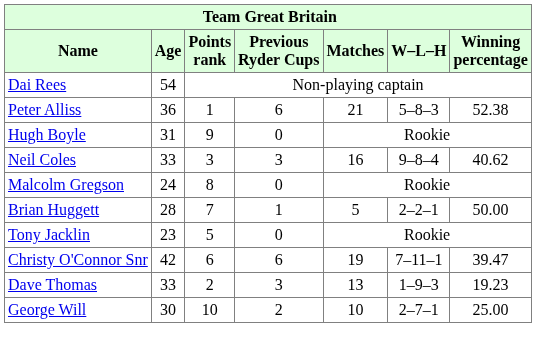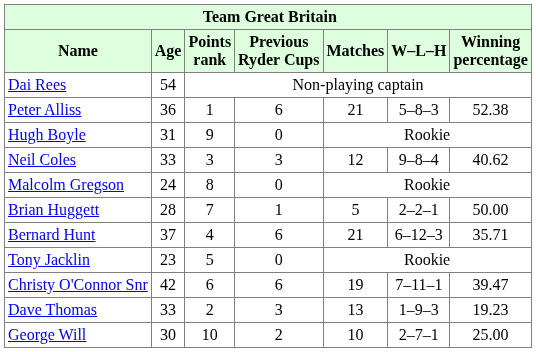(355, 160) 16 -> (355, 160) 12
+ row: (52, 234)
